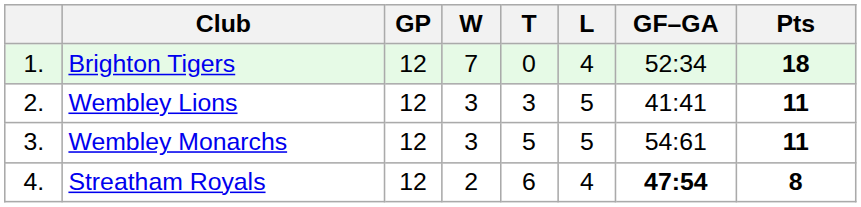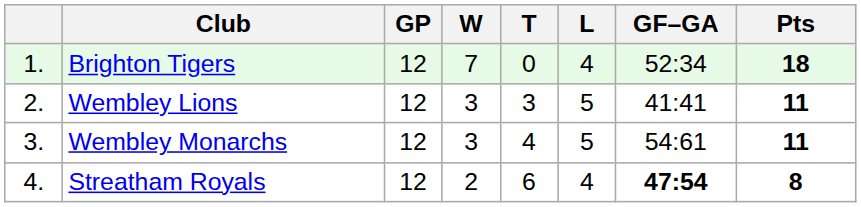(529, 142) 5 -> (529, 142) 4
